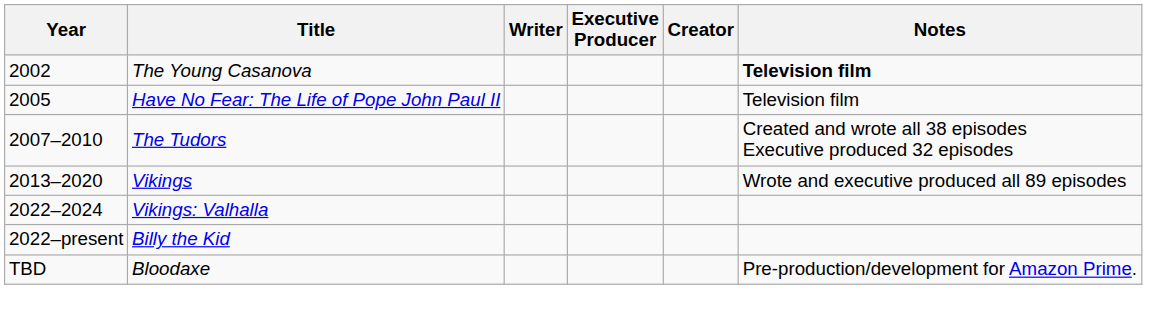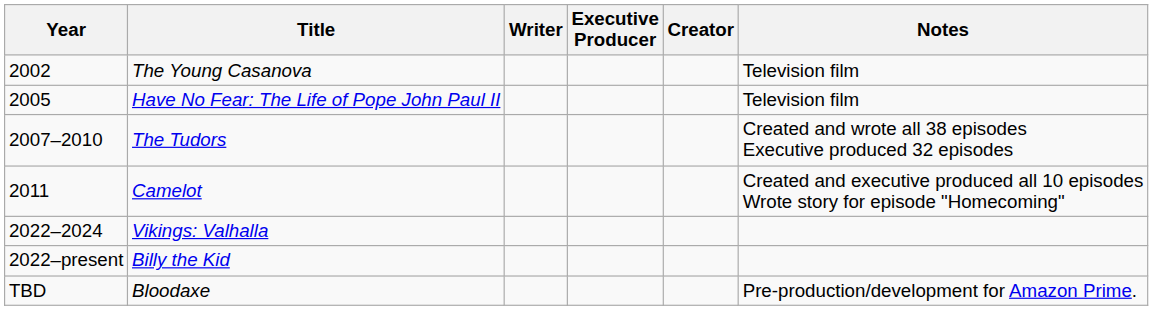(807, 70) bold -> (801, 70) normal
+ row: (167, 190)
- row: (162, 180)
